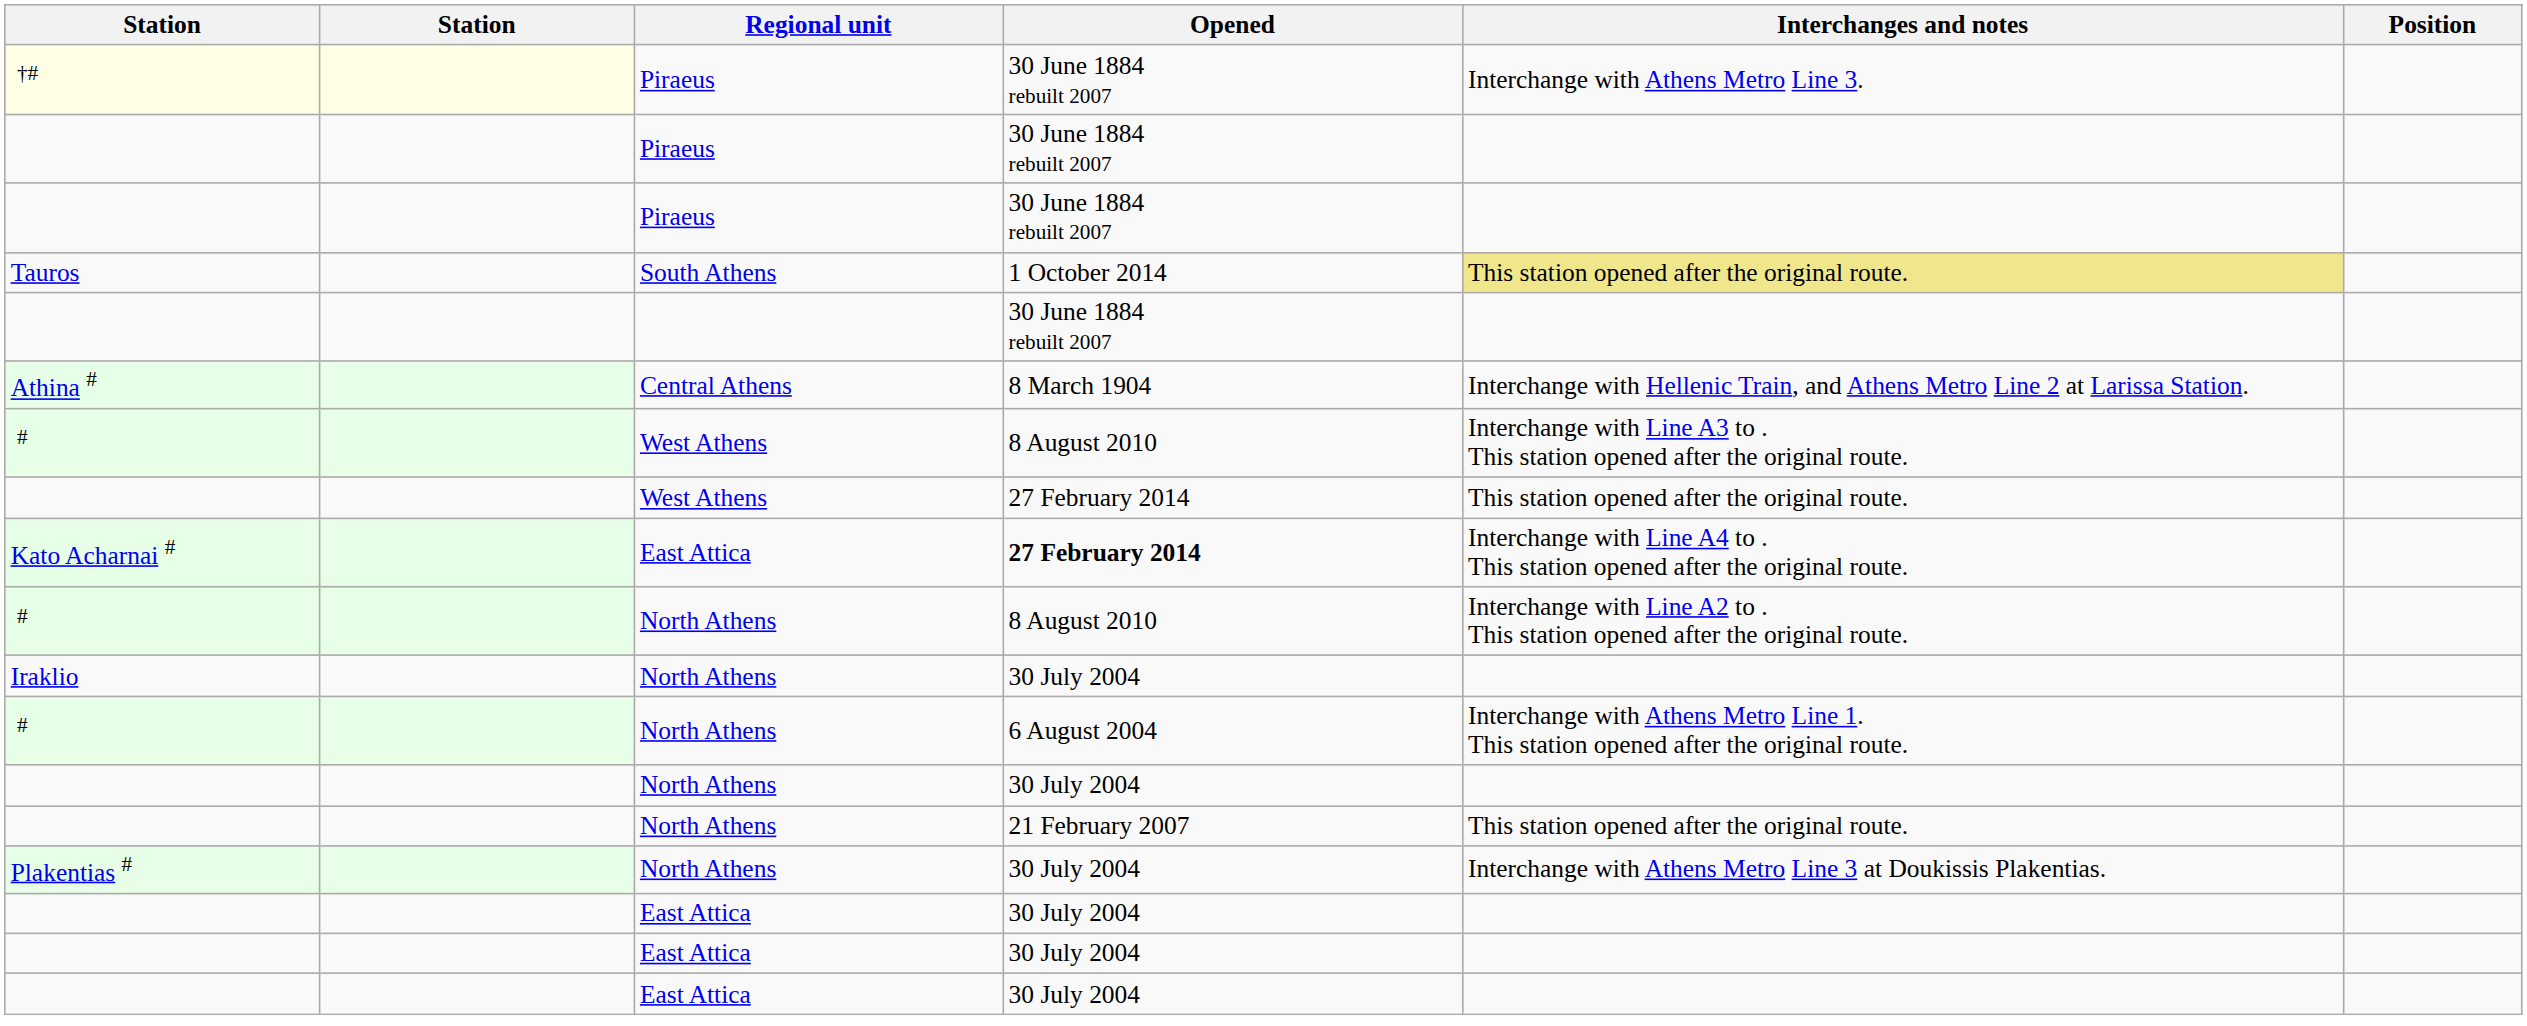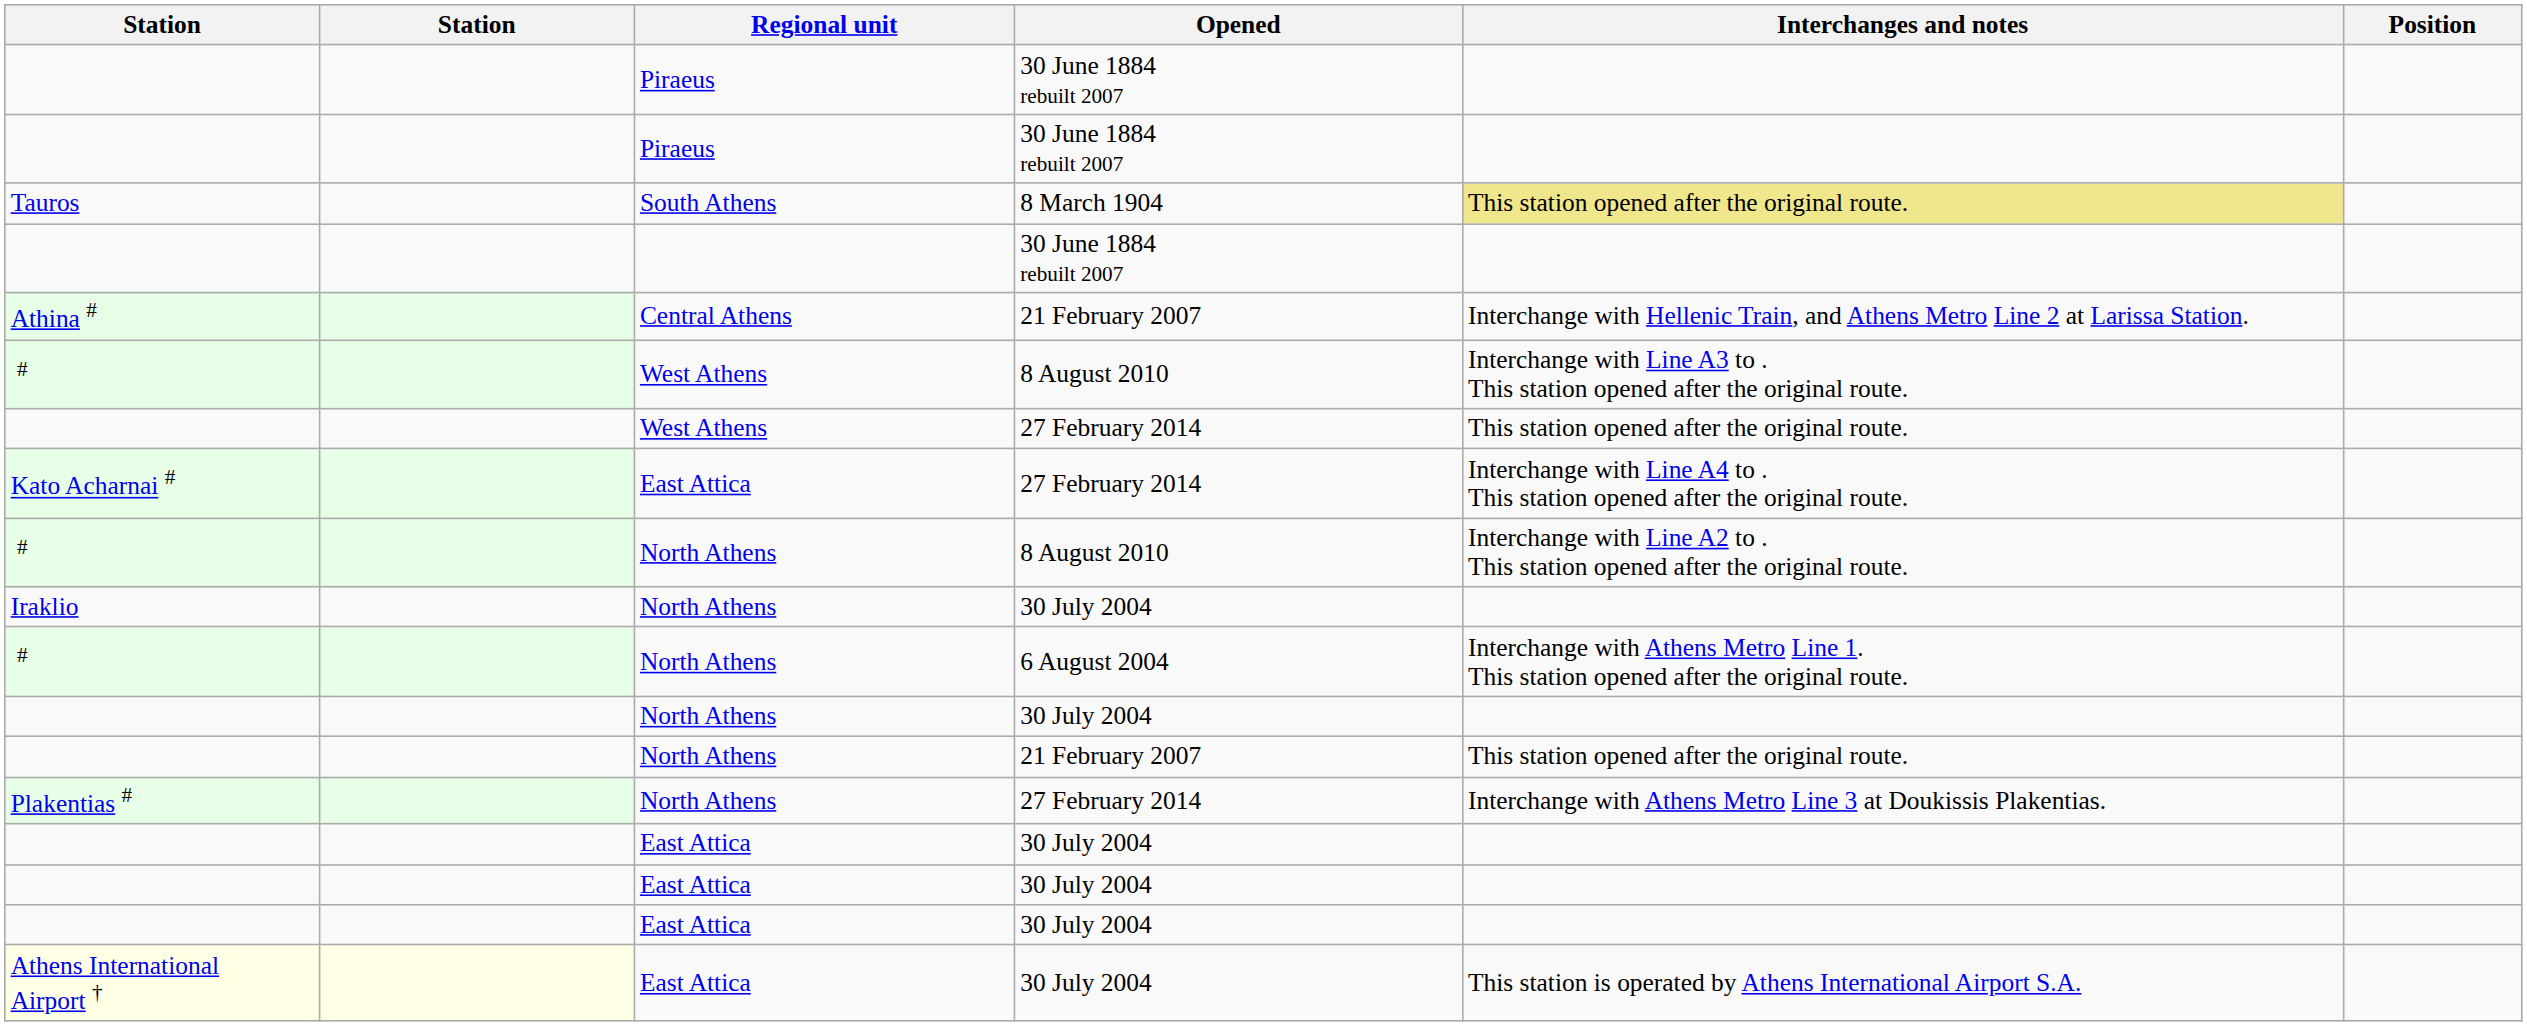- row: (24, 79)
(1088, 271) 1 October 2014 -> (1092, 202) 8 March 1904
(1080, 384) 8 March 1904 -> (1111, 315) 21 February 2007
(1105, 552) bold -> (1111, 483) normal
(1074, 869) 30 July 2004 -> (1111, 800) 27 February 2014
+ row: (115, 982)
